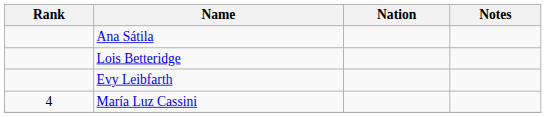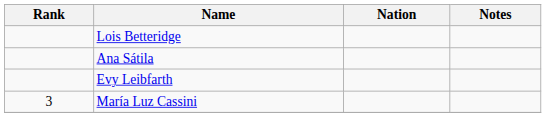rows swapped: (125, 36) <-> (139, 58)
(49, 101) 4 -> (49, 101) 3
